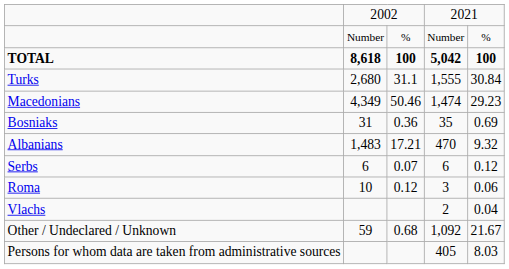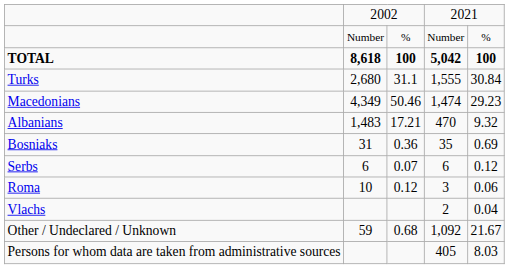rows swapped: (35, 144) <-> (32, 123)
